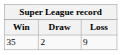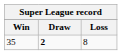(43, 42) normal -> (43, 42) bold
(85, 42) 9 -> (85, 42) 8
